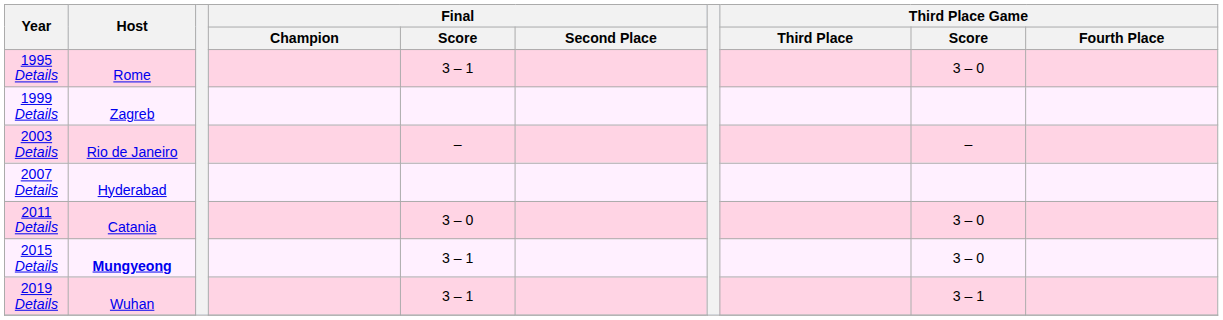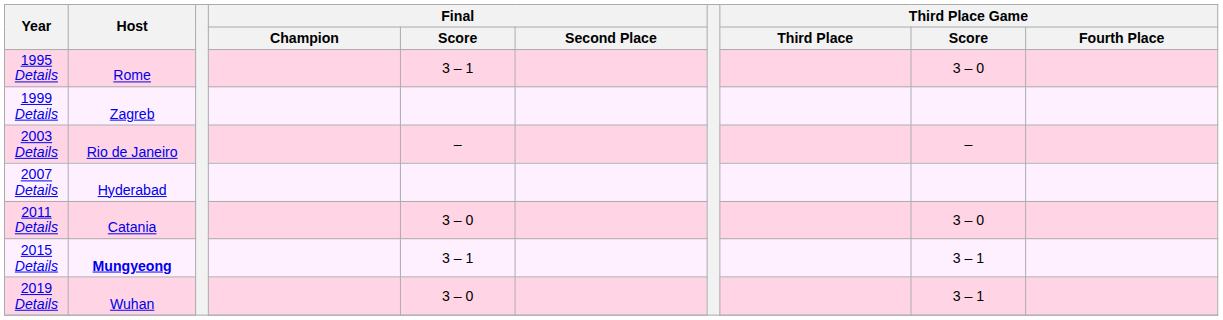(968, 258) 3 – 0 -> (968, 258) 3 – 1
(458, 296) 3 – 1 -> (458, 296) 3 – 0
